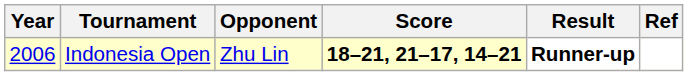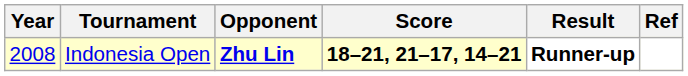(32, 54) 2006 -> (32, 54) 2008
(254, 54) normal -> (257, 54) bold
